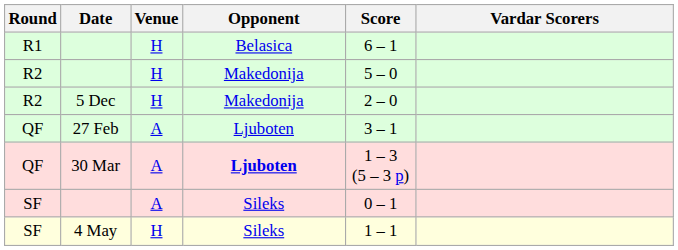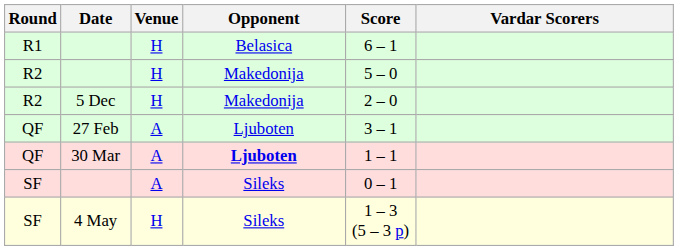(381, 166) 1 – 3 (5 – 3 p) -> (381, 156) 1 – 1
(381, 231) 1 – 1 -> (381, 221) 1 – 3 (5 – 3 p)
